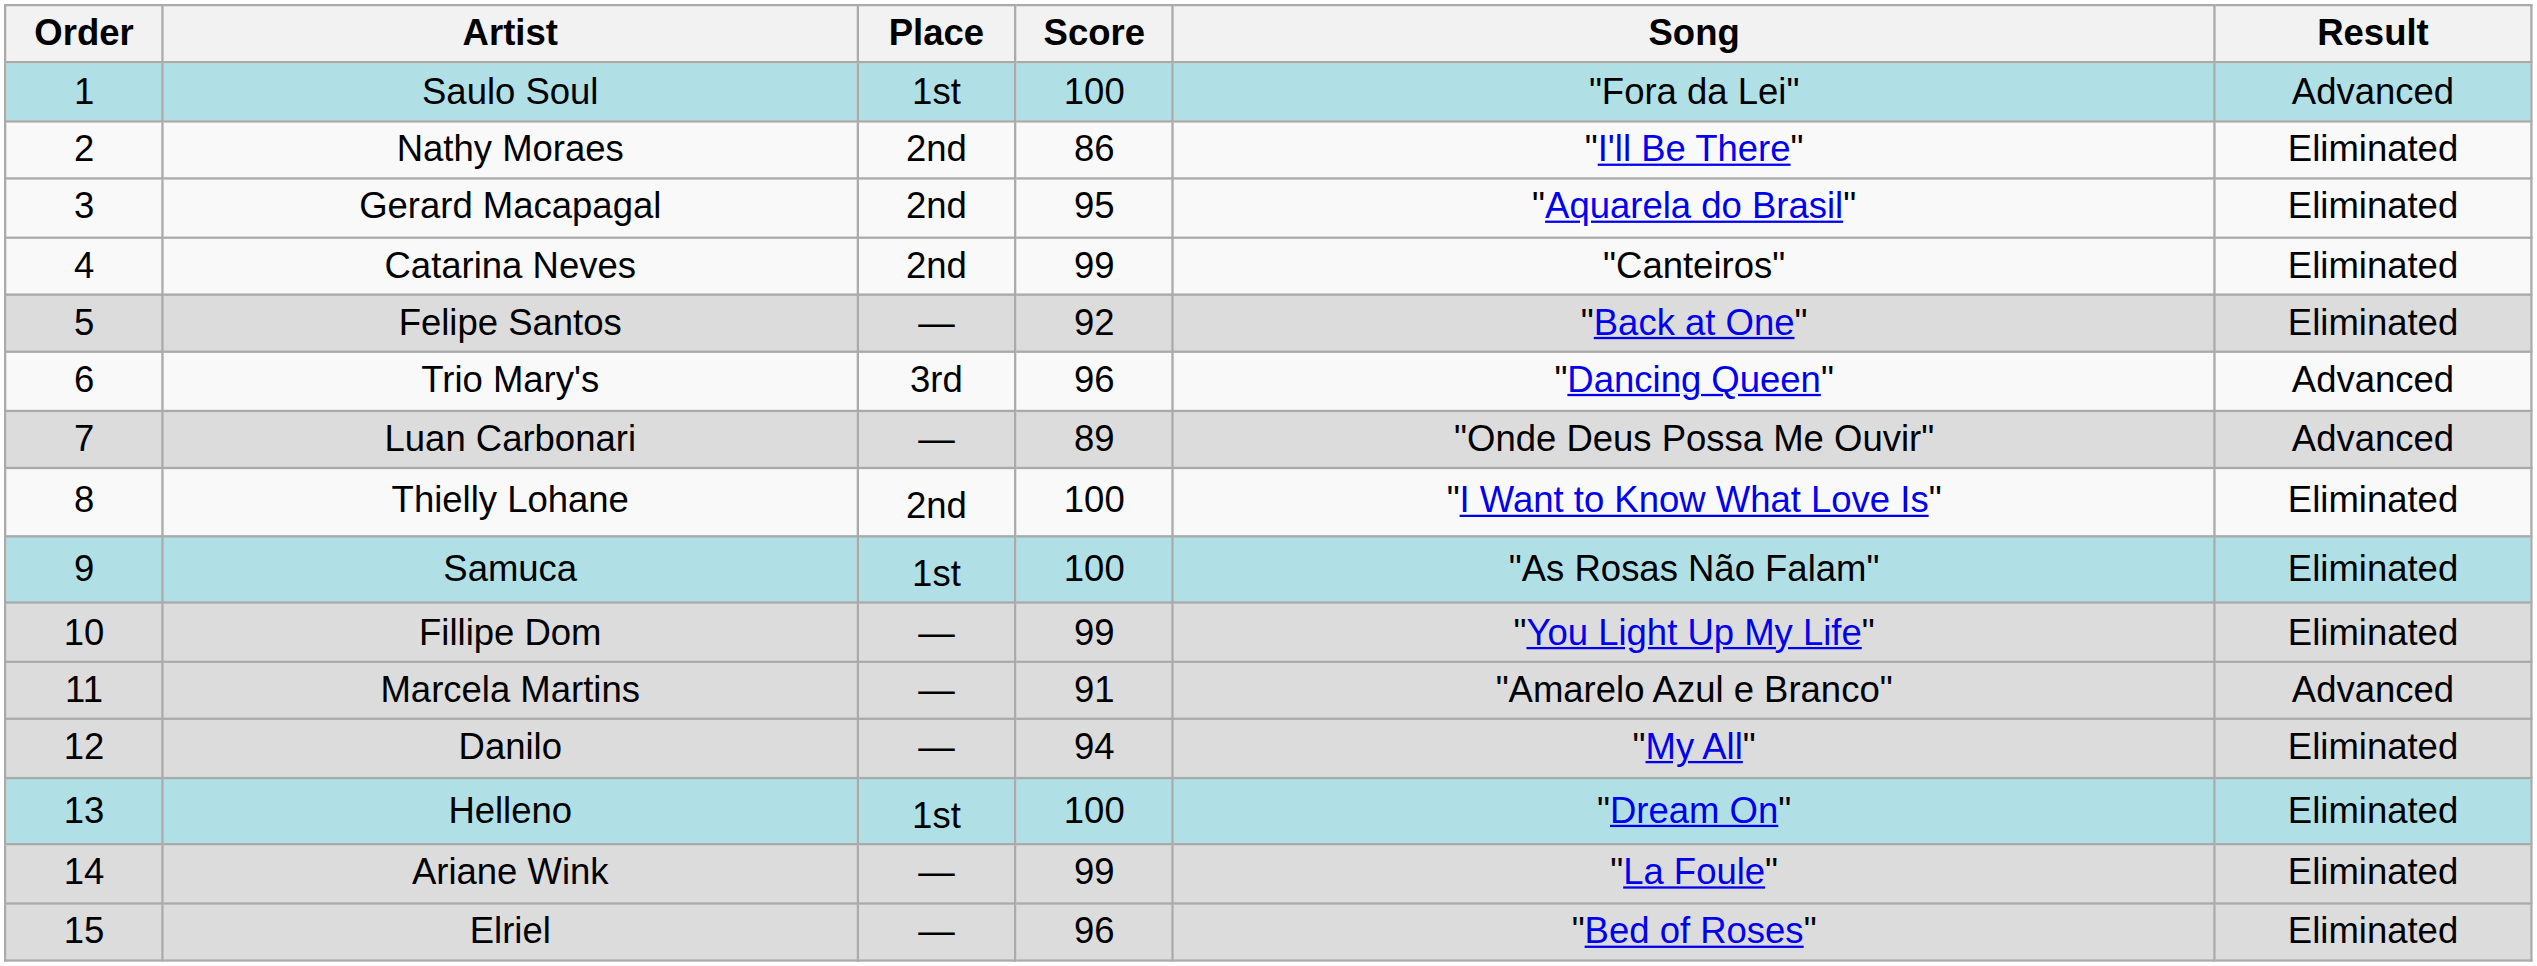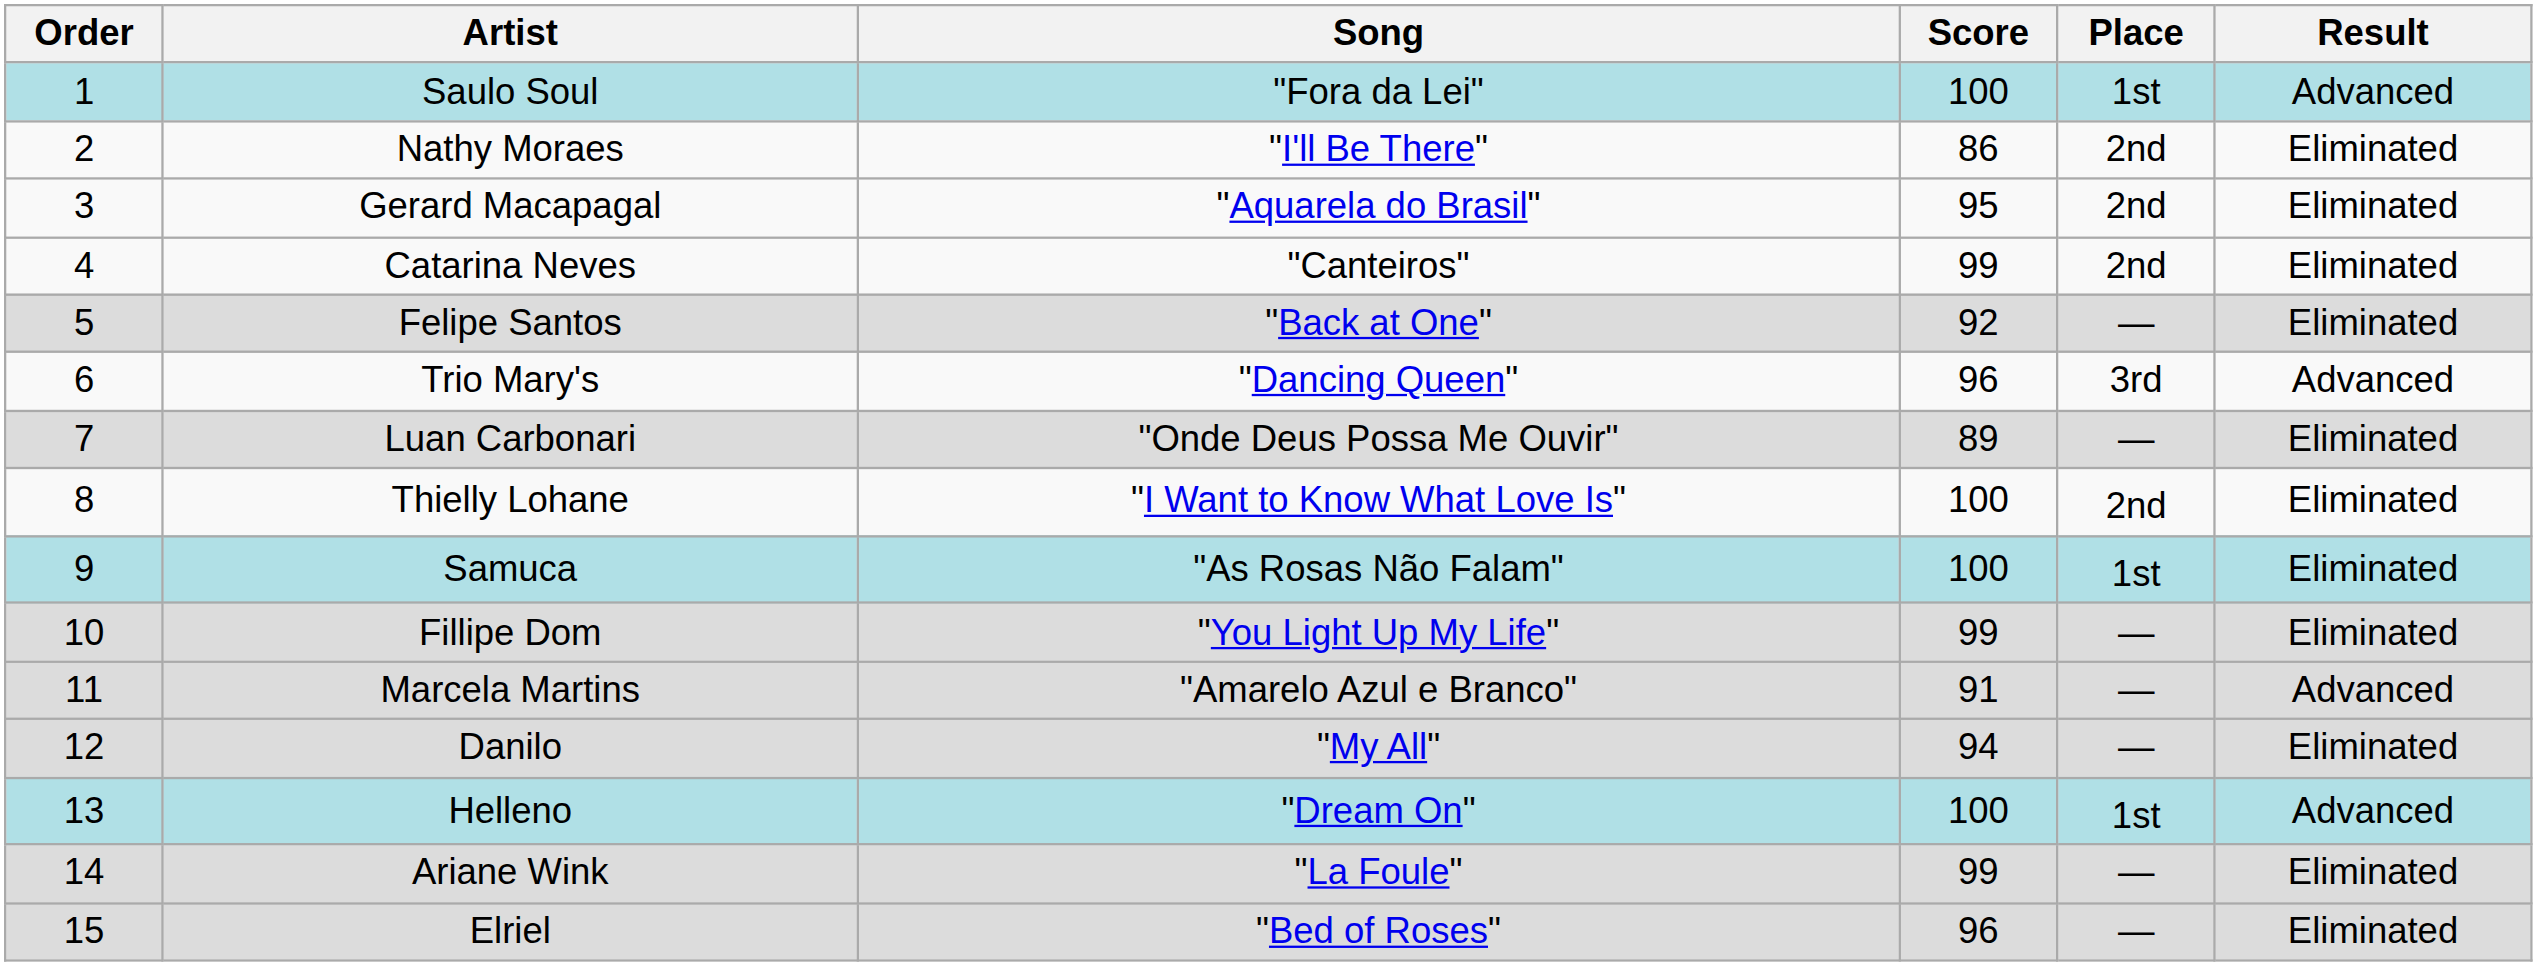columns swapped: (1694, 33) <-> (936, 33)
(2373, 438) Advanced -> (2373, 438) Eliminated
(2373, 810) Eliminated -> (2373, 810) Advanced
